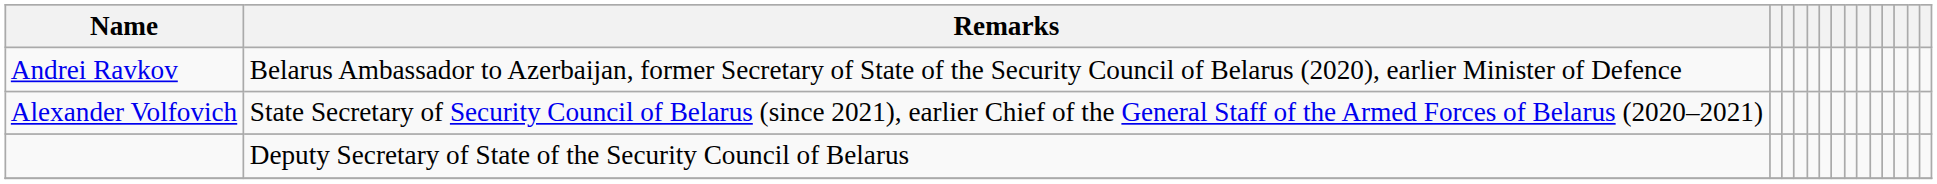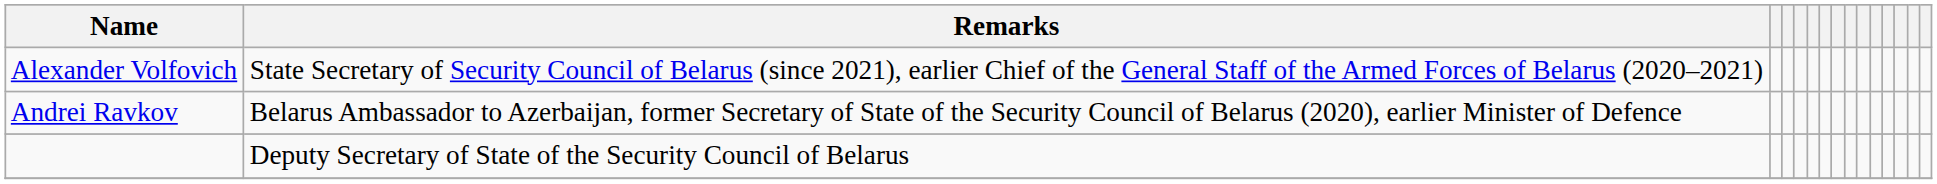rows swapped: (124, 112) <-> (94, 69)
